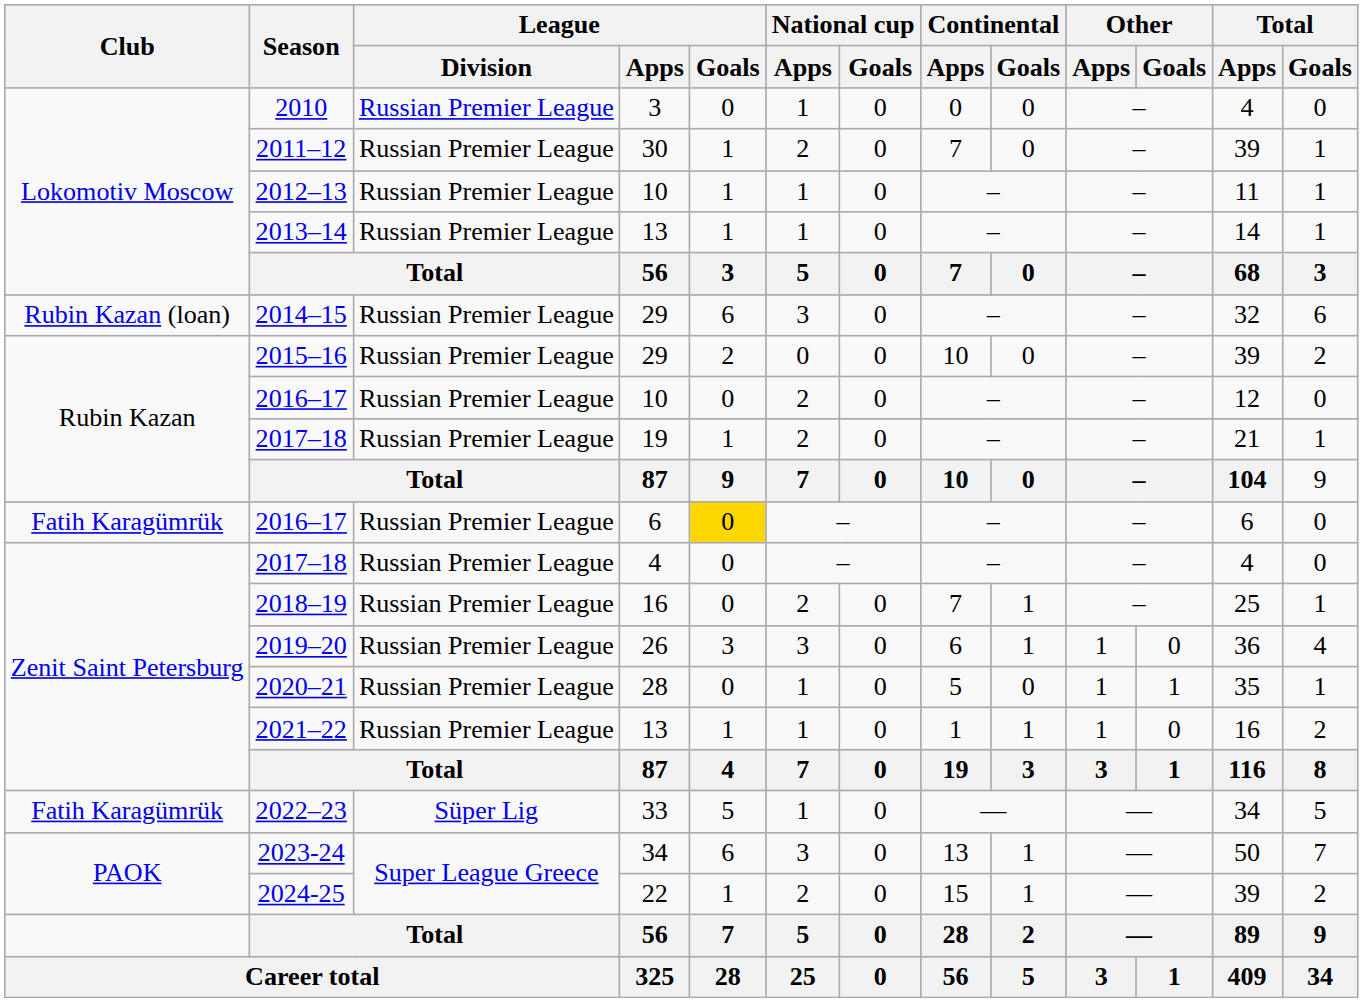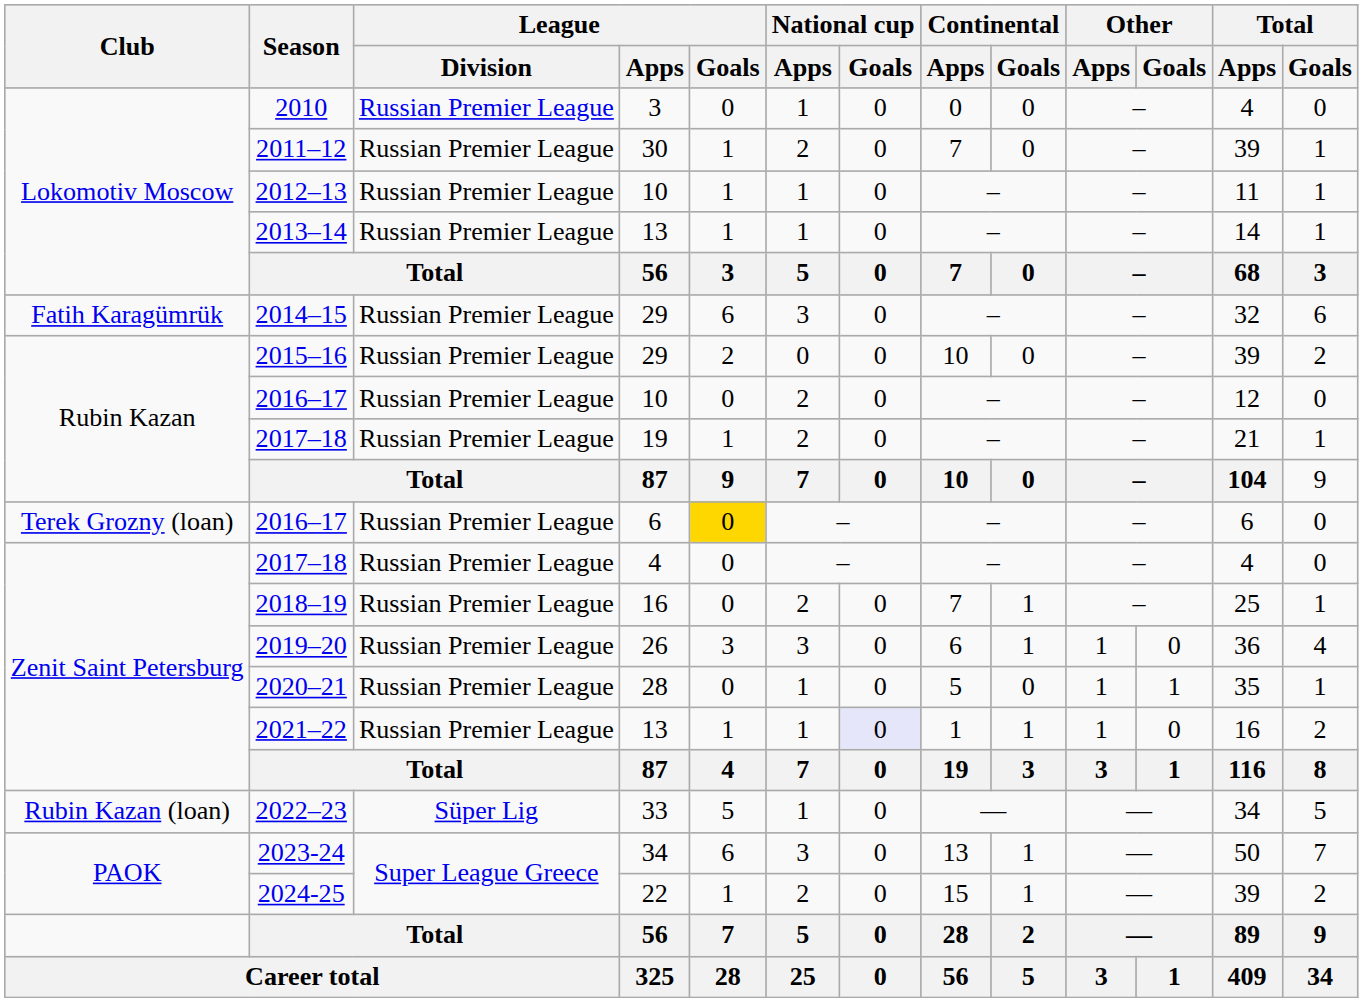(127, 314) Rubin Kazan (loan) -> (127, 314) Fatih Karagümrük
(127, 521) Fatih Karagümrük -> (127, 521) Terek Grozny (loan)
(880, 728) no background -> (880, 728) lavender background
(127, 811) Fatih Karagümrük -> (127, 811) Rubin Kazan (loan)
